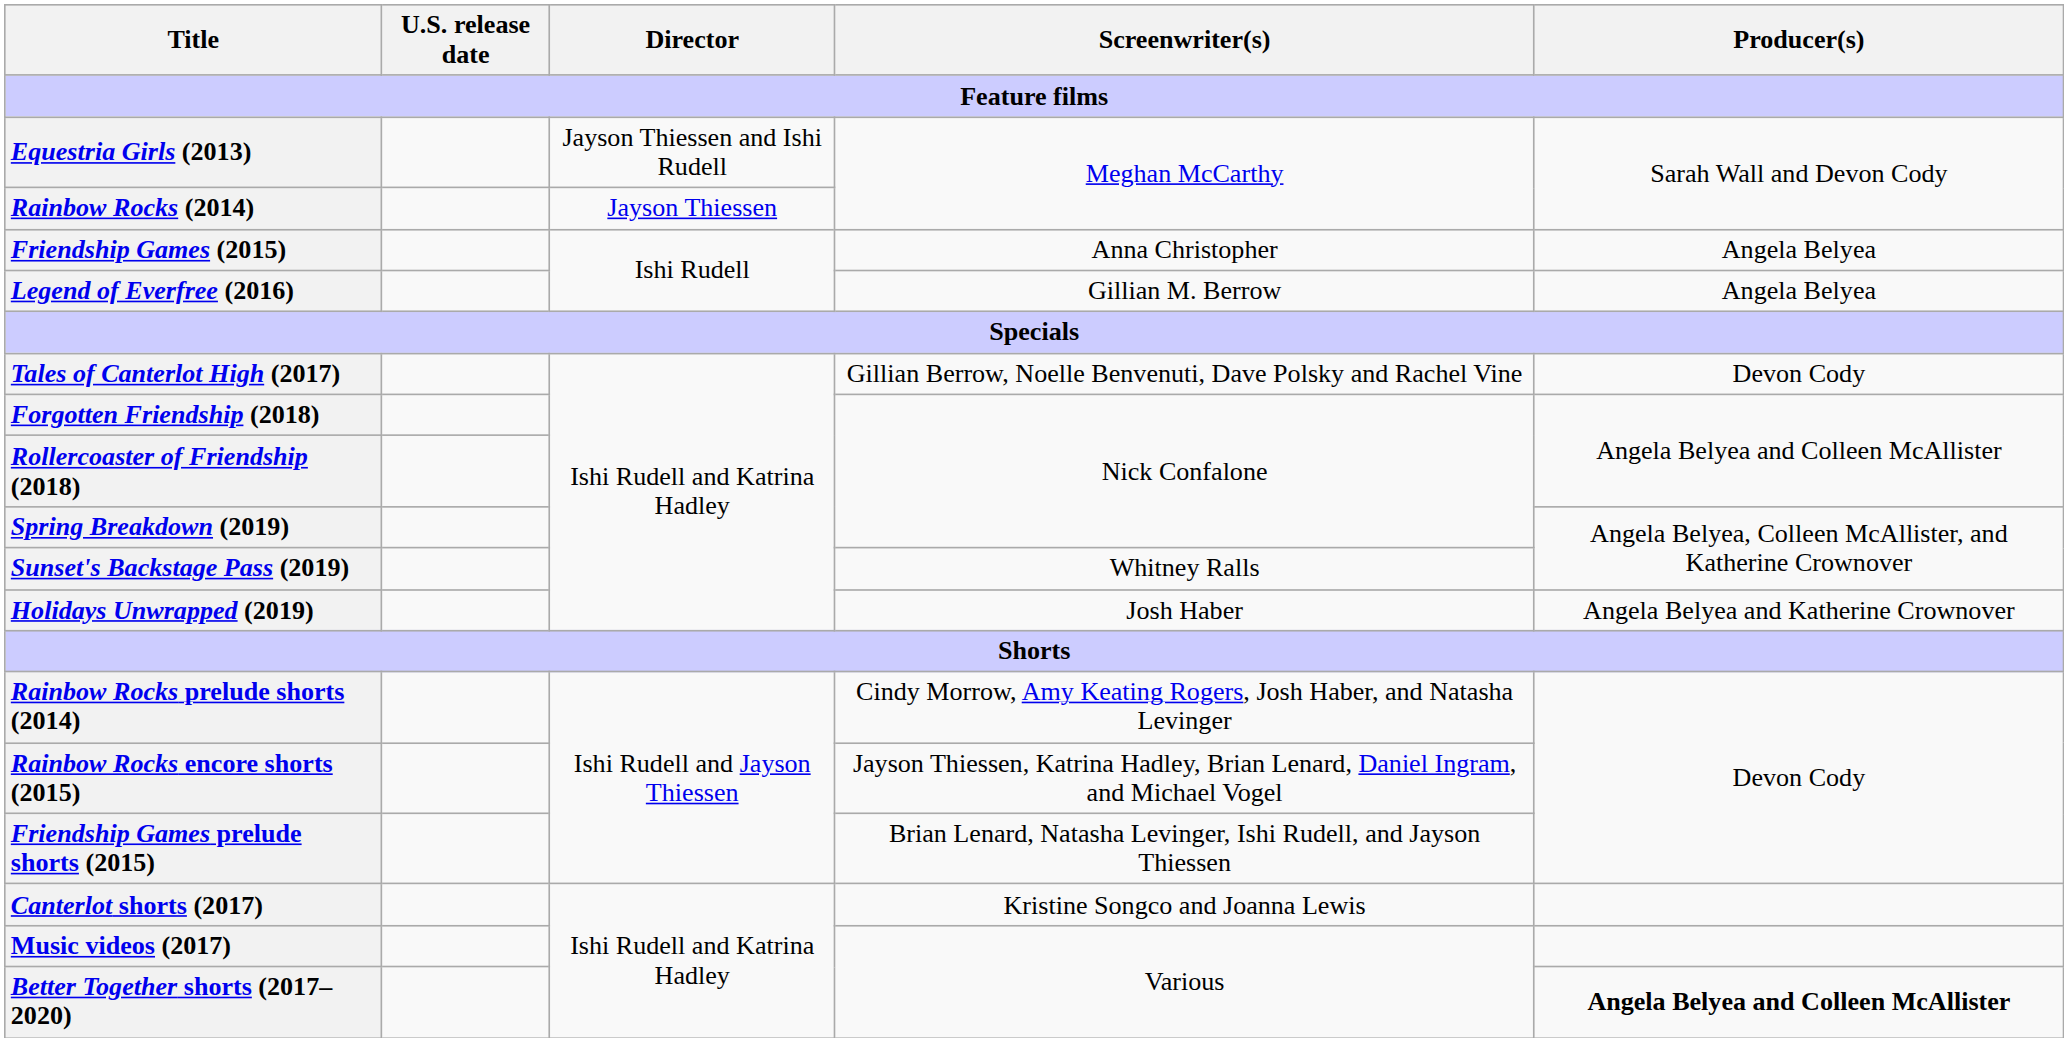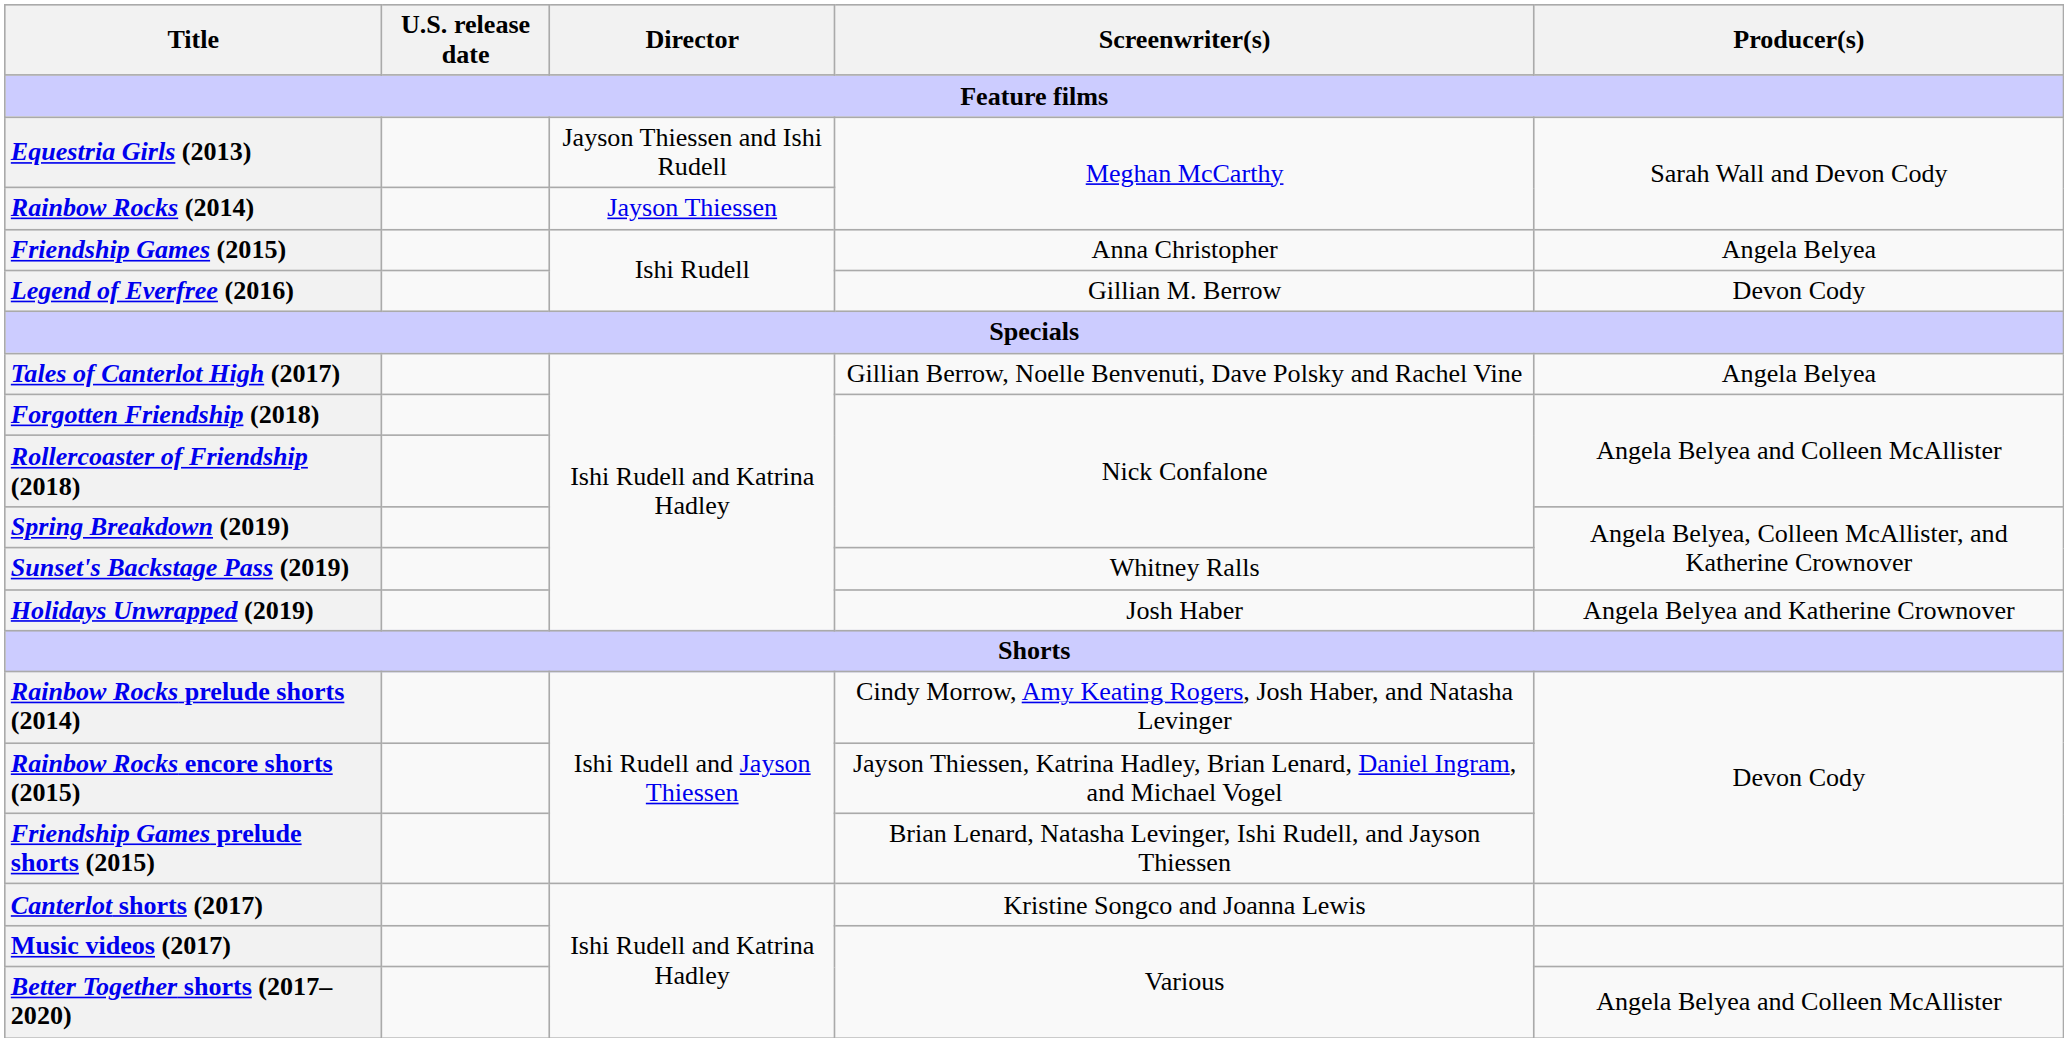(1799, 290) Angela Belyea -> (1799, 290) Devon Cody
(1799, 373) Devon Cody -> (1799, 373) Angela Belyea
(1799, 1001) bold -> (1799, 1001) normal
